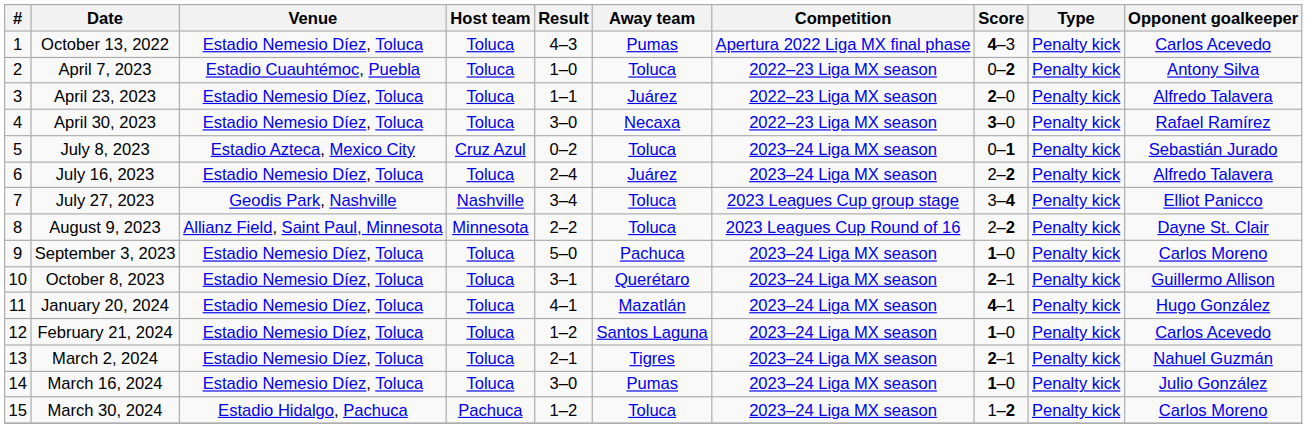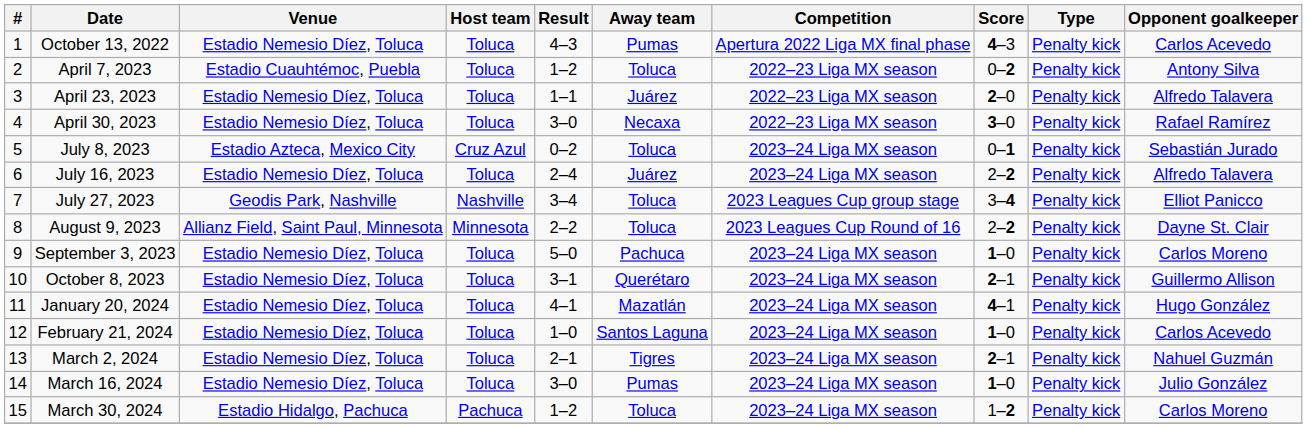(563, 70) 1–0 -> (563, 70) 1–2
(563, 332) 1–2 -> (563, 332) 1–0
